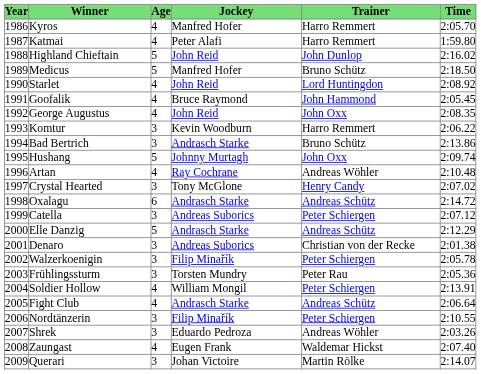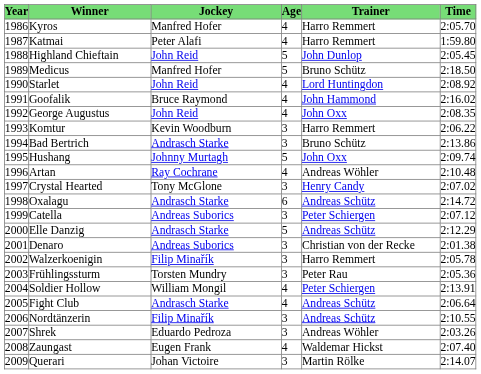columns swapped: (161, 11) <-> (236, 11)
(458, 55) 2:16.02 -> (458, 55) 2:05.45
(458, 99) 2:05.45 -> (458, 99) 2:16.02
(339, 259) Peter Schiergen -> (339, 259) Harro Remmert
(339, 317) Peter Schiergen -> (339, 317) Andreas Schütz
